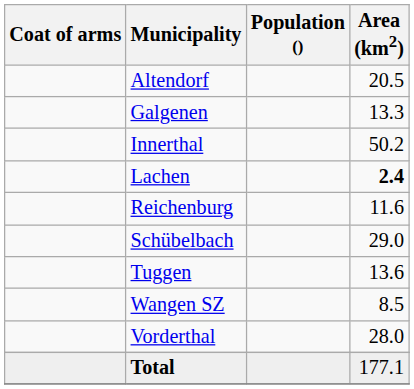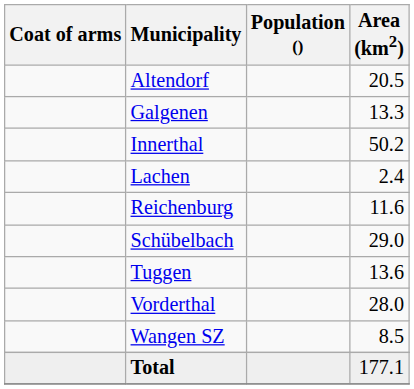(391, 176) bold -> (391, 176) normal
rows swapped: (173, 336) <-> (178, 304)
